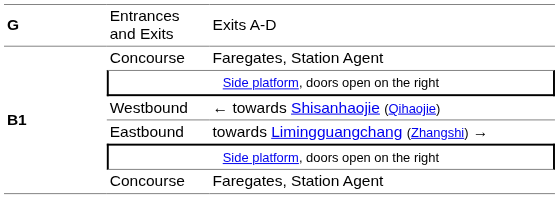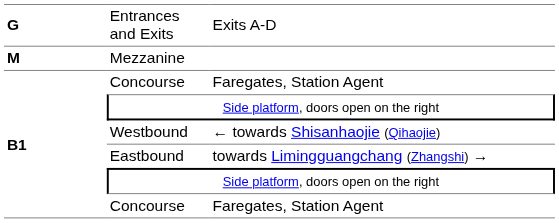+ row: (147, 58)
